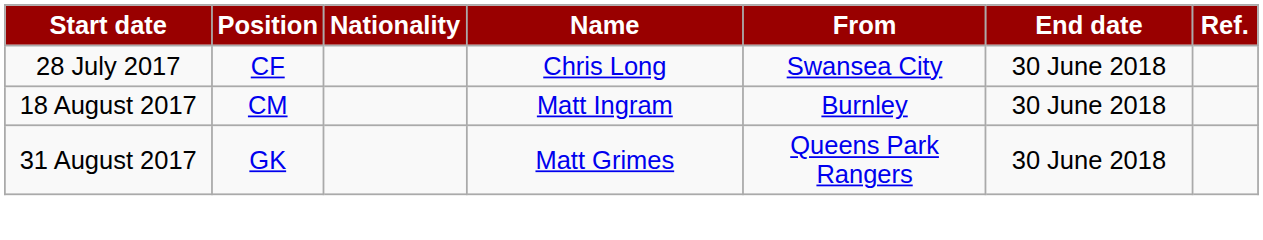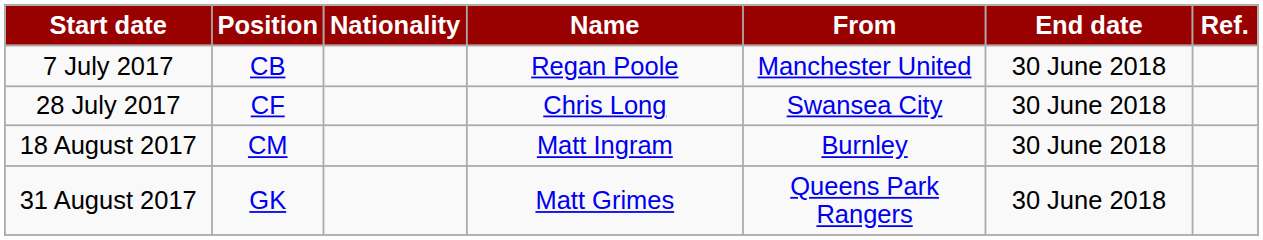+ row: (108, 66)
